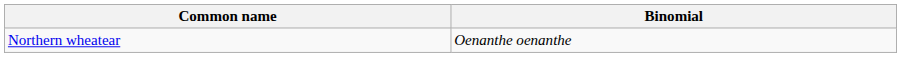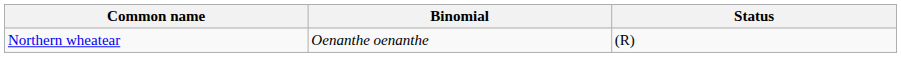+ column: (754, 16)
